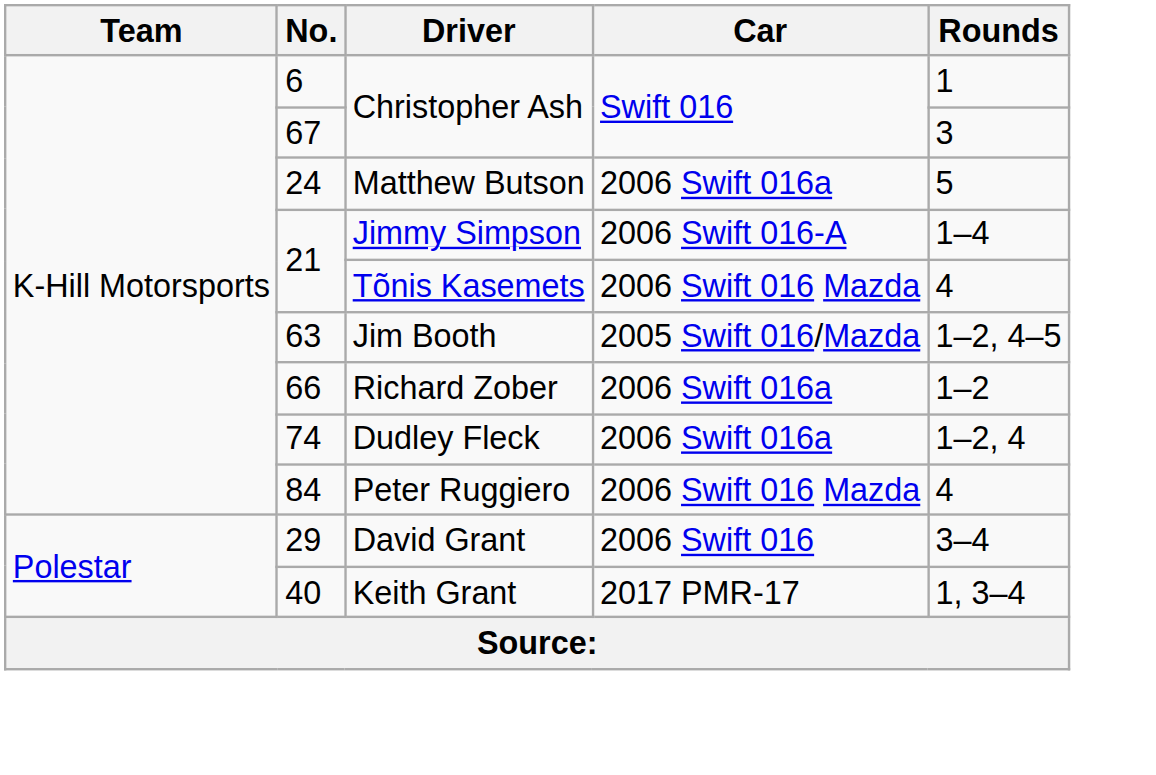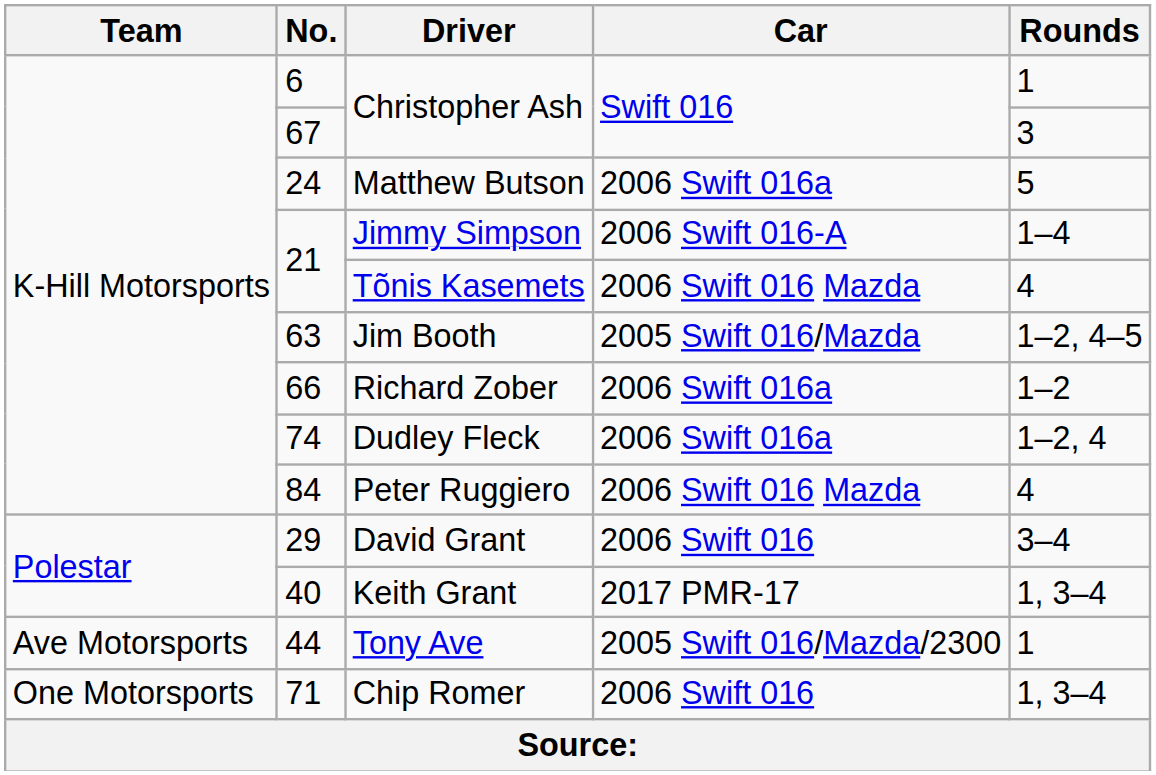+ row: (303, 643)
+ row: (303, 694)
